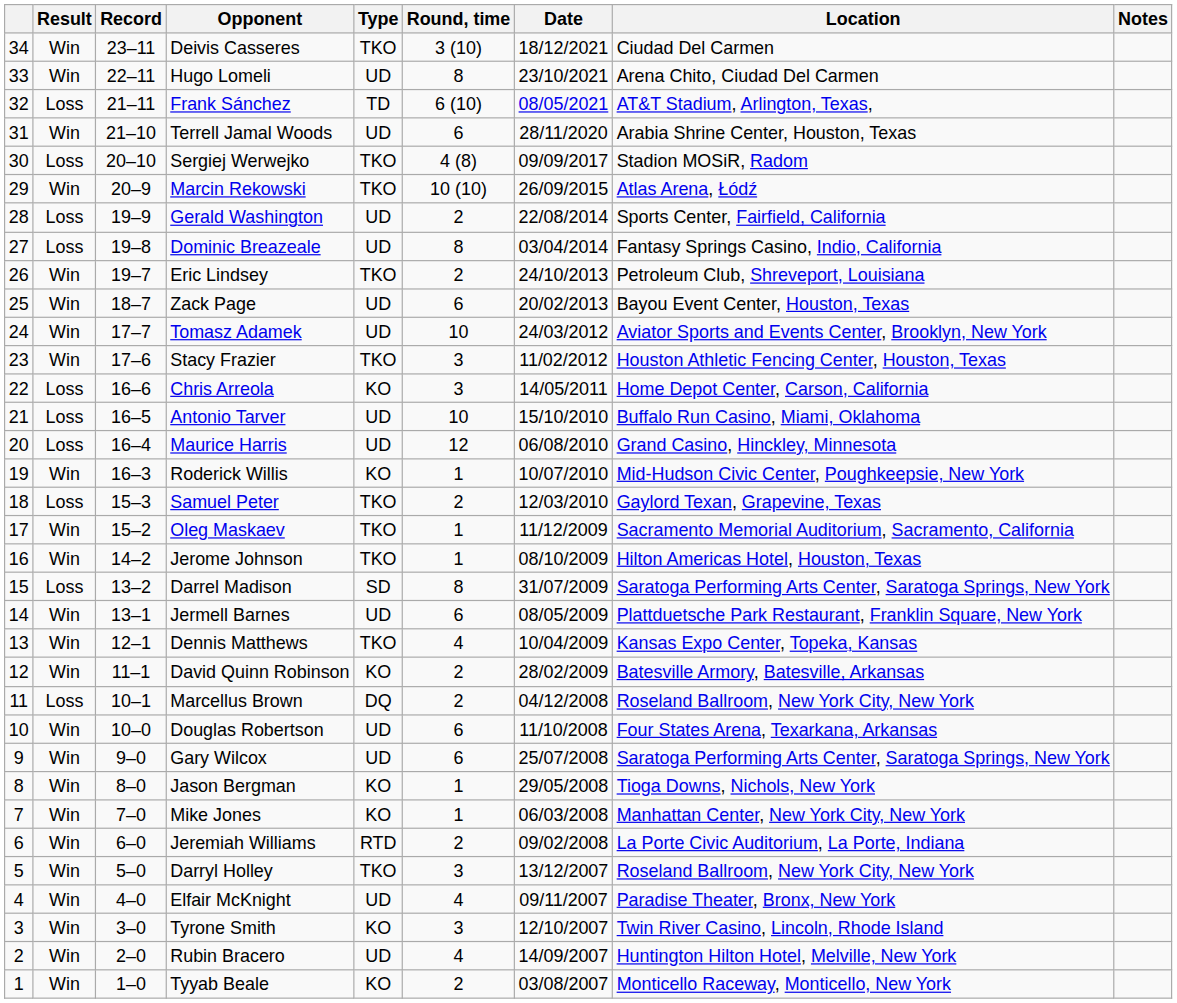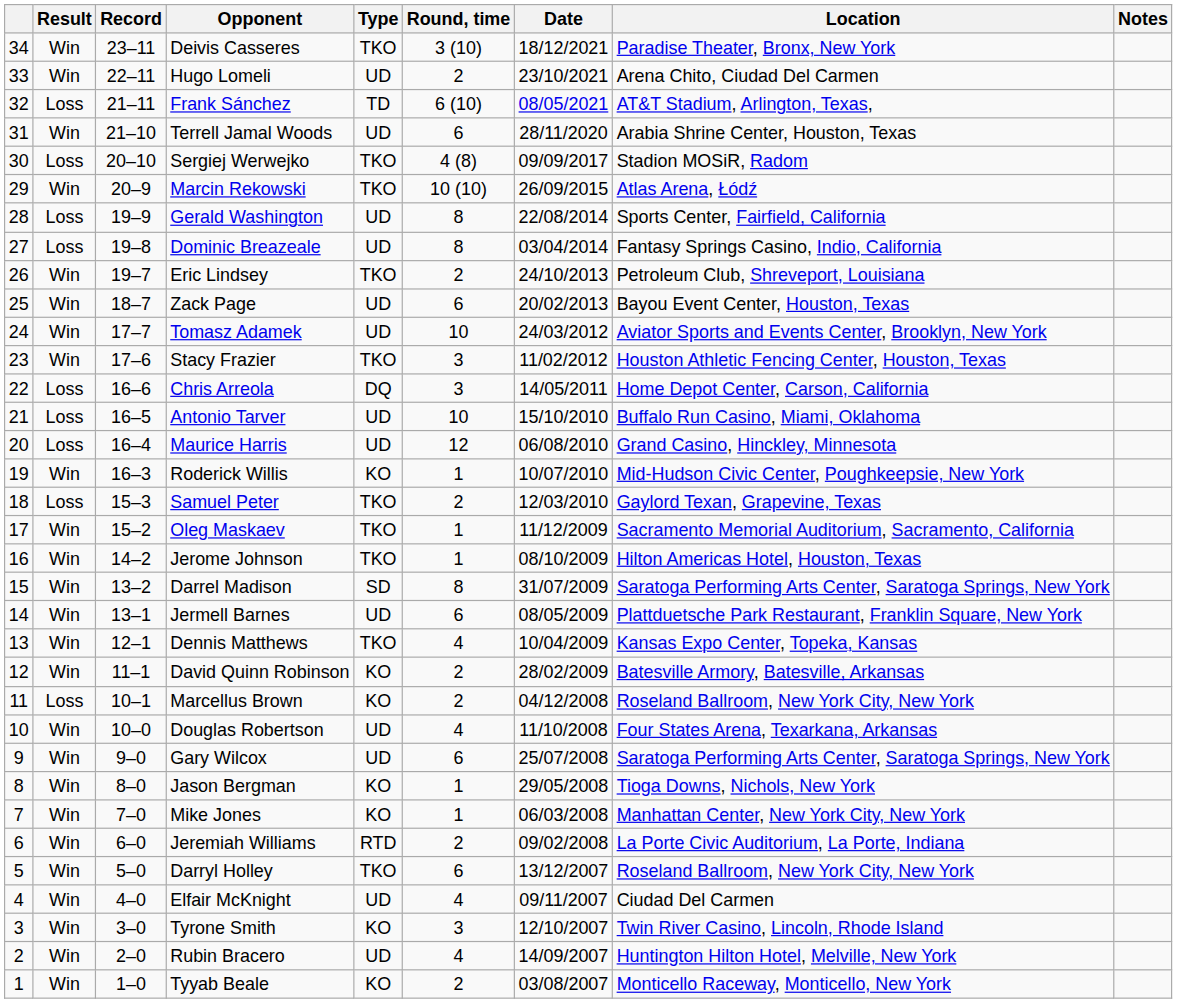(695, 47) Ciudad Del Carmen -> (756, 47) Paradise Theater, Bronx, New York
(458, 76) 8 -> (458, 76) 2
(458, 218) 2 -> (458, 218) 8
(378, 388) KO -> (378, 388) DQ
(64, 587) Loss -> (64, 587) Win
(378, 700) DQ -> (378, 700) KO
(458, 729) 6 -> (458, 729) 4
(458, 871) 3 -> (458, 871) 6
(756, 899) Paradise Theater, Bronx, New York -> (695, 899) Ciudad Del Carmen
